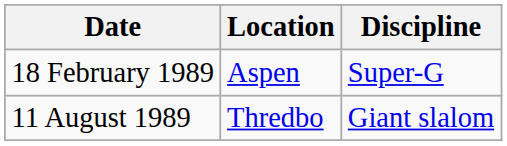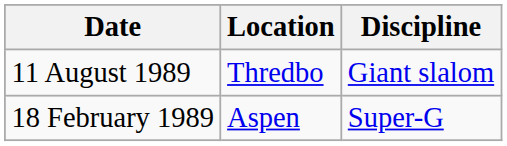rows swapped: (113, 72) <-> (101, 117)
